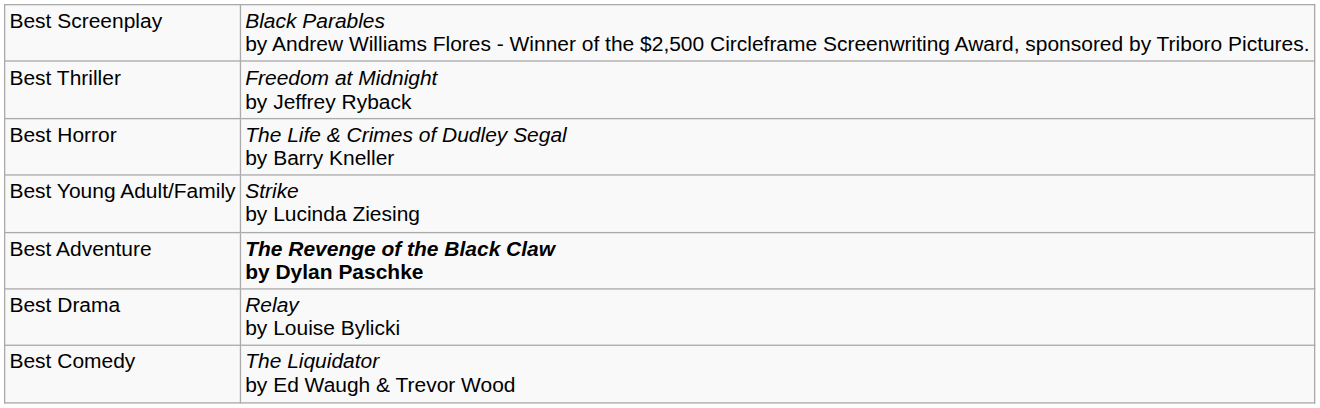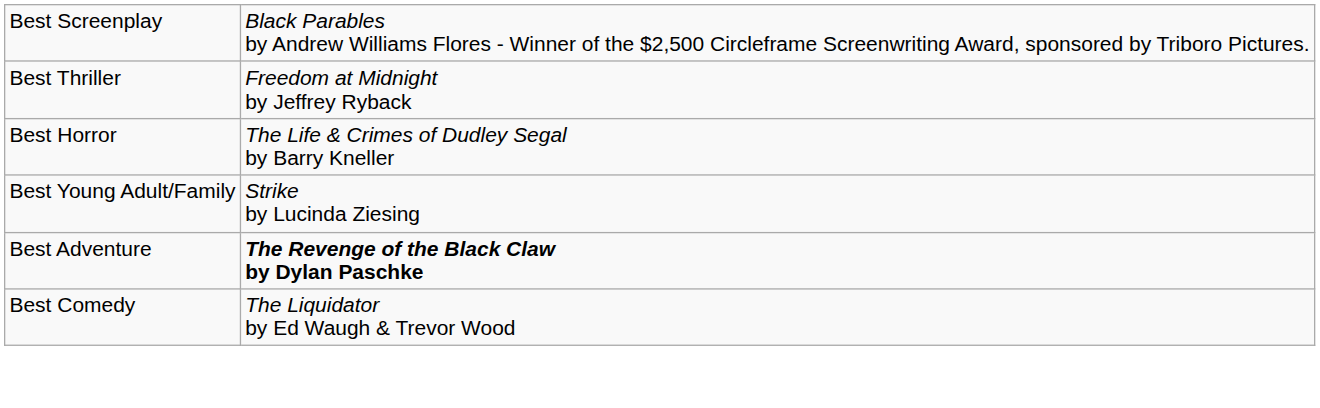- row: (65, 305)
